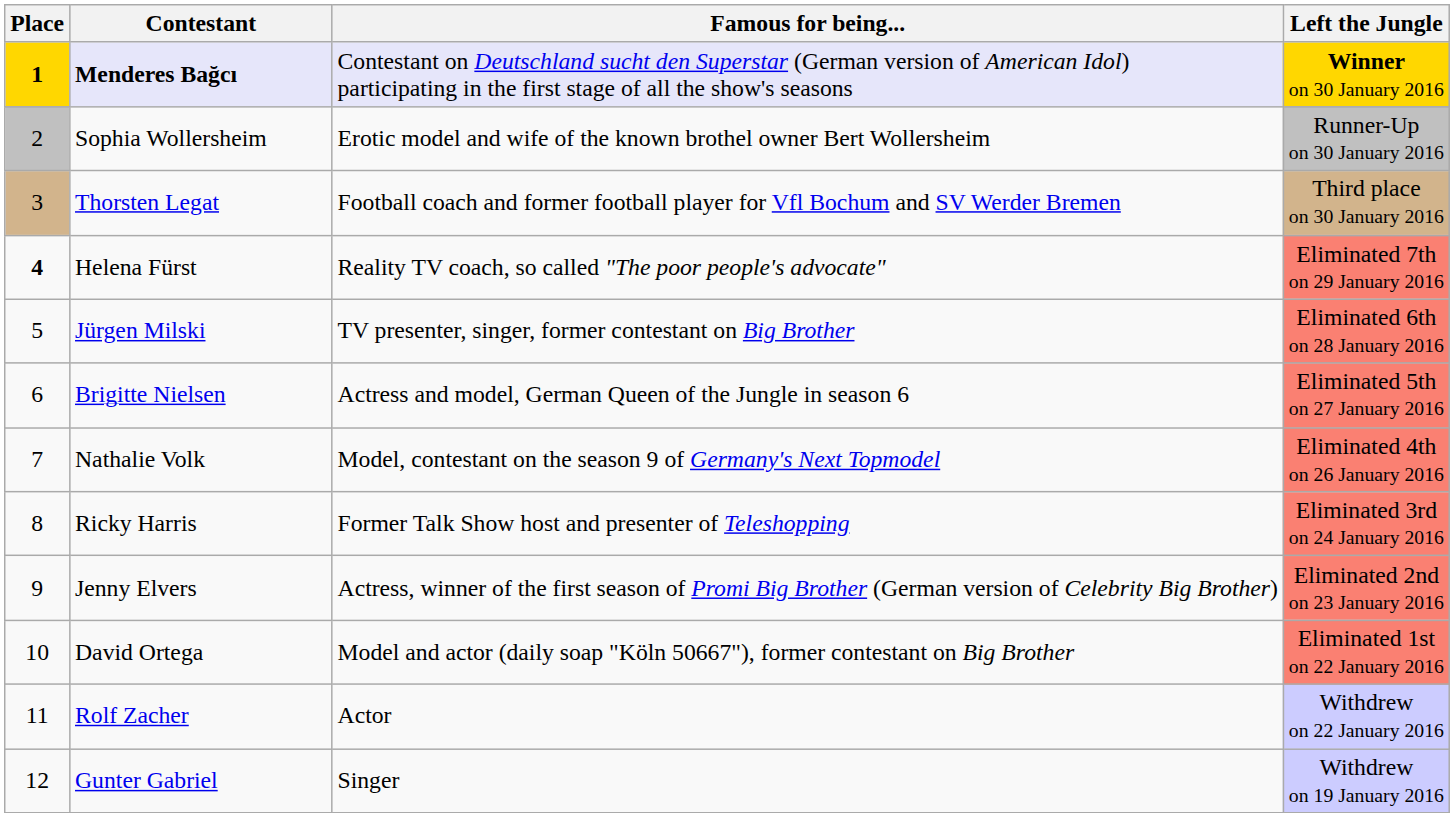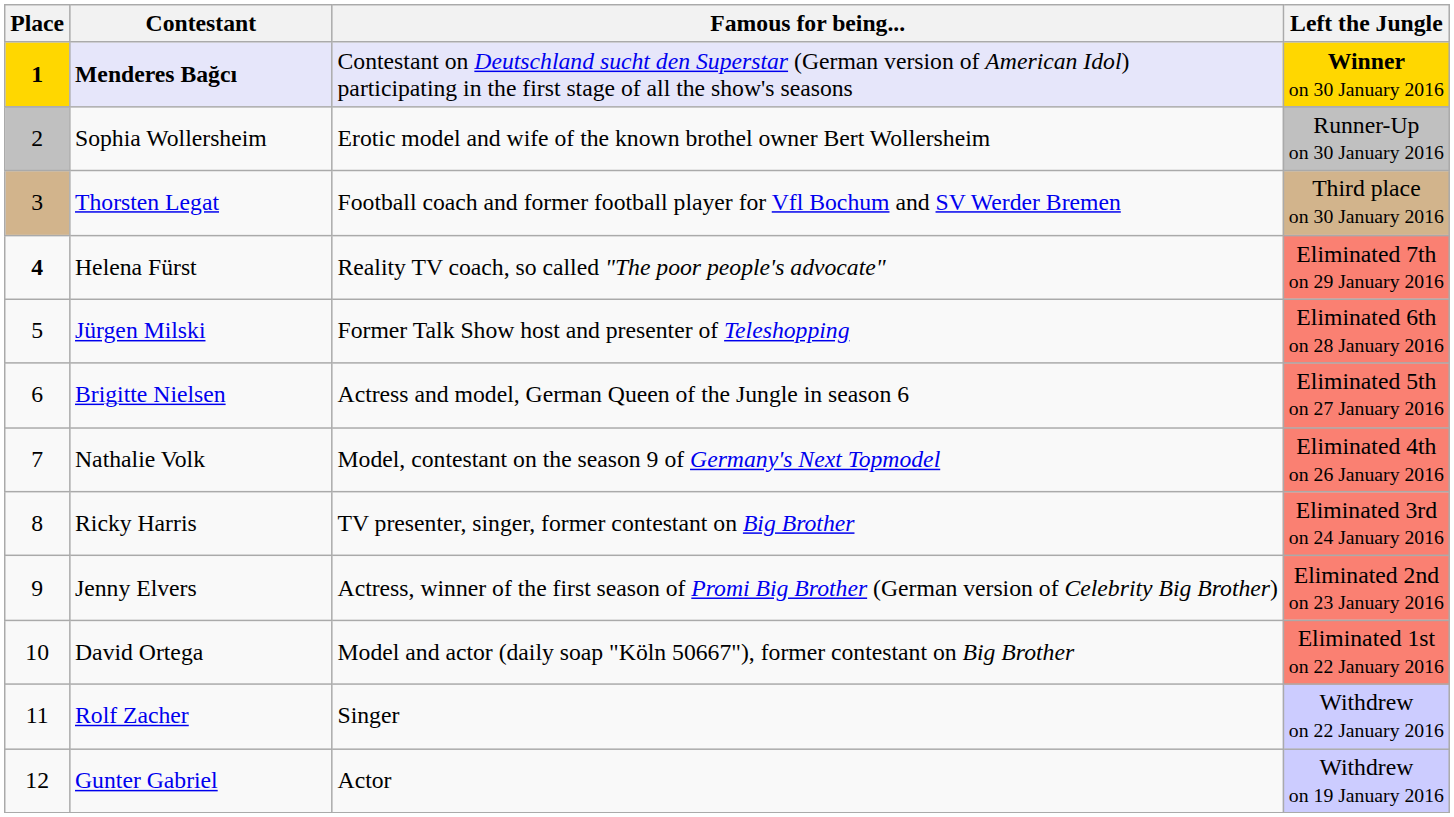(596, 330) TV presenter, singer, former contestant on Big Brother -> (594, 330) Former Talk Show host and presenter of Teleshopping
(594, 523) Former Talk Show host and presenter of Teleshopping -> (596, 523) TV presenter, singer, former contestant on Big Brother
(364, 716) Actor -> (368, 716) Singer
(368, 780) Singer -> (364, 780) Actor
